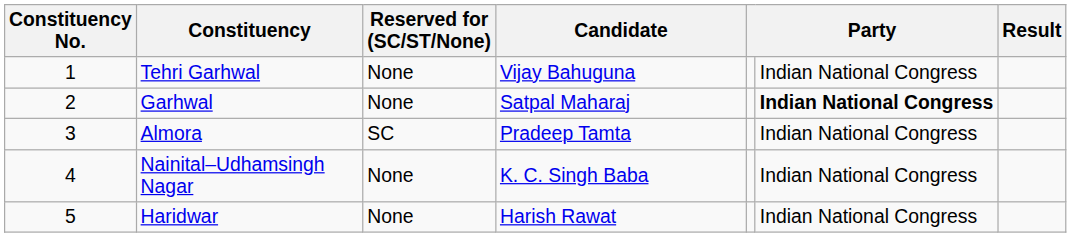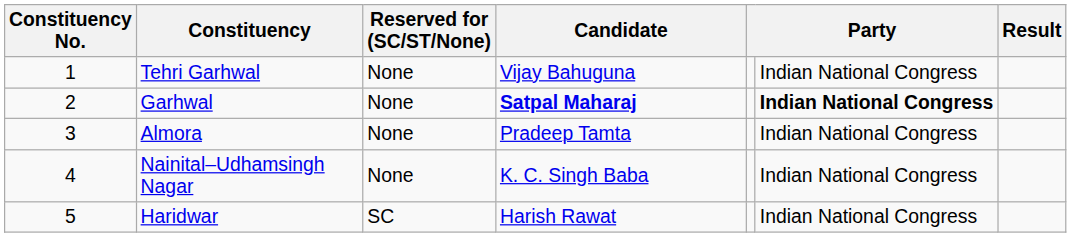(565, 103) normal -> (568, 103) bold
(381, 133) SC -> (390, 133) None
(390, 216) None -> (381, 216) SC
